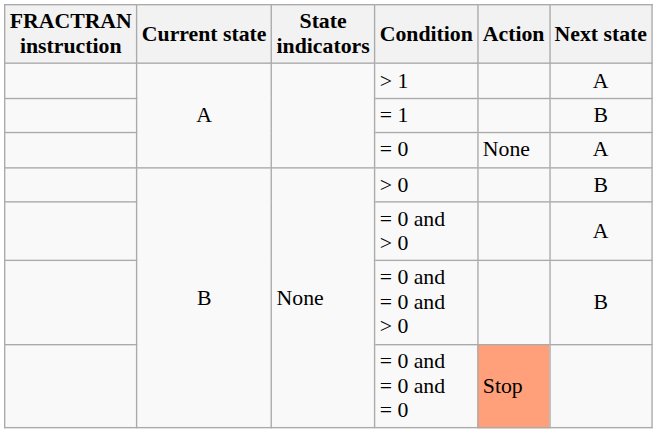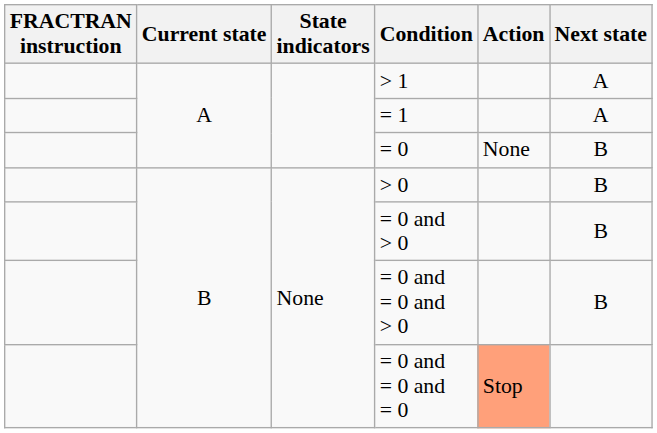(601, 115) B -> (601, 115) A
(601, 149) A -> (601, 149) B
(601, 231) A -> (601, 231) B
